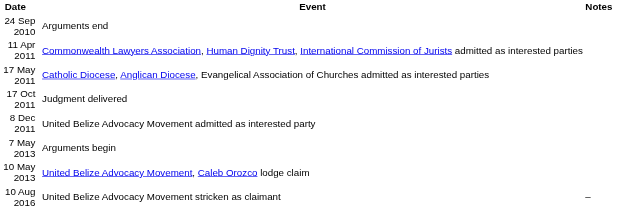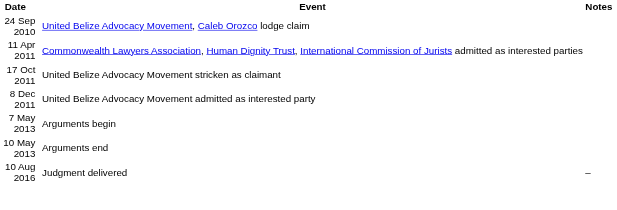(75, 26) Arguments end -> (176, 26) United Belize Advocacy Movement, Caleb Orozco lodge claim
- row: (19, 75)
(85, 99) Judgment delivered -> (161, 75) United Belize Advocacy Movement stricken as claimant
(176, 172) United Belize Advocacy Movement, Caleb Orozco lodge claim -> (75, 148) Arguments end
(161, 197) United Belize Advocacy Movement stricken as claimant -> (85, 172) Judgment delivered
